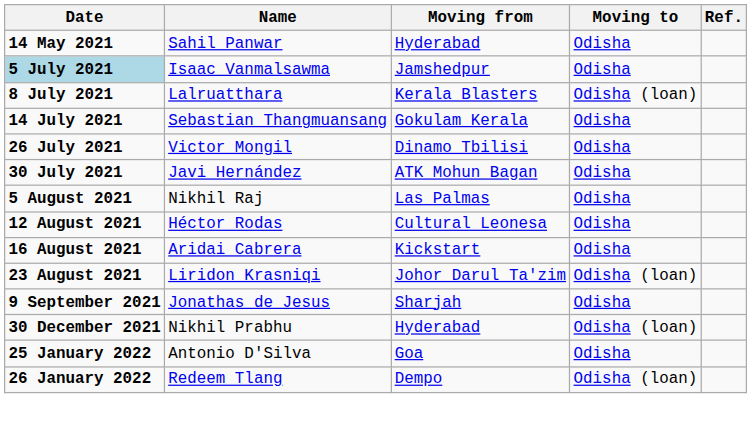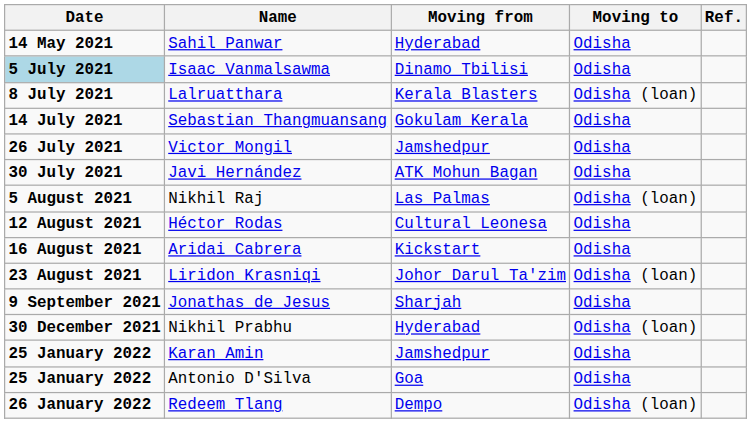(442, 69) Jamshedpur -> (461, 69) Dinamo Tbilisi
(461, 147) Dinamo Tbilisi -> (442, 147) Jamshedpur
(602, 198) Odisha -> (635, 198) Odisha (loan)
+ row: (216, 354)
